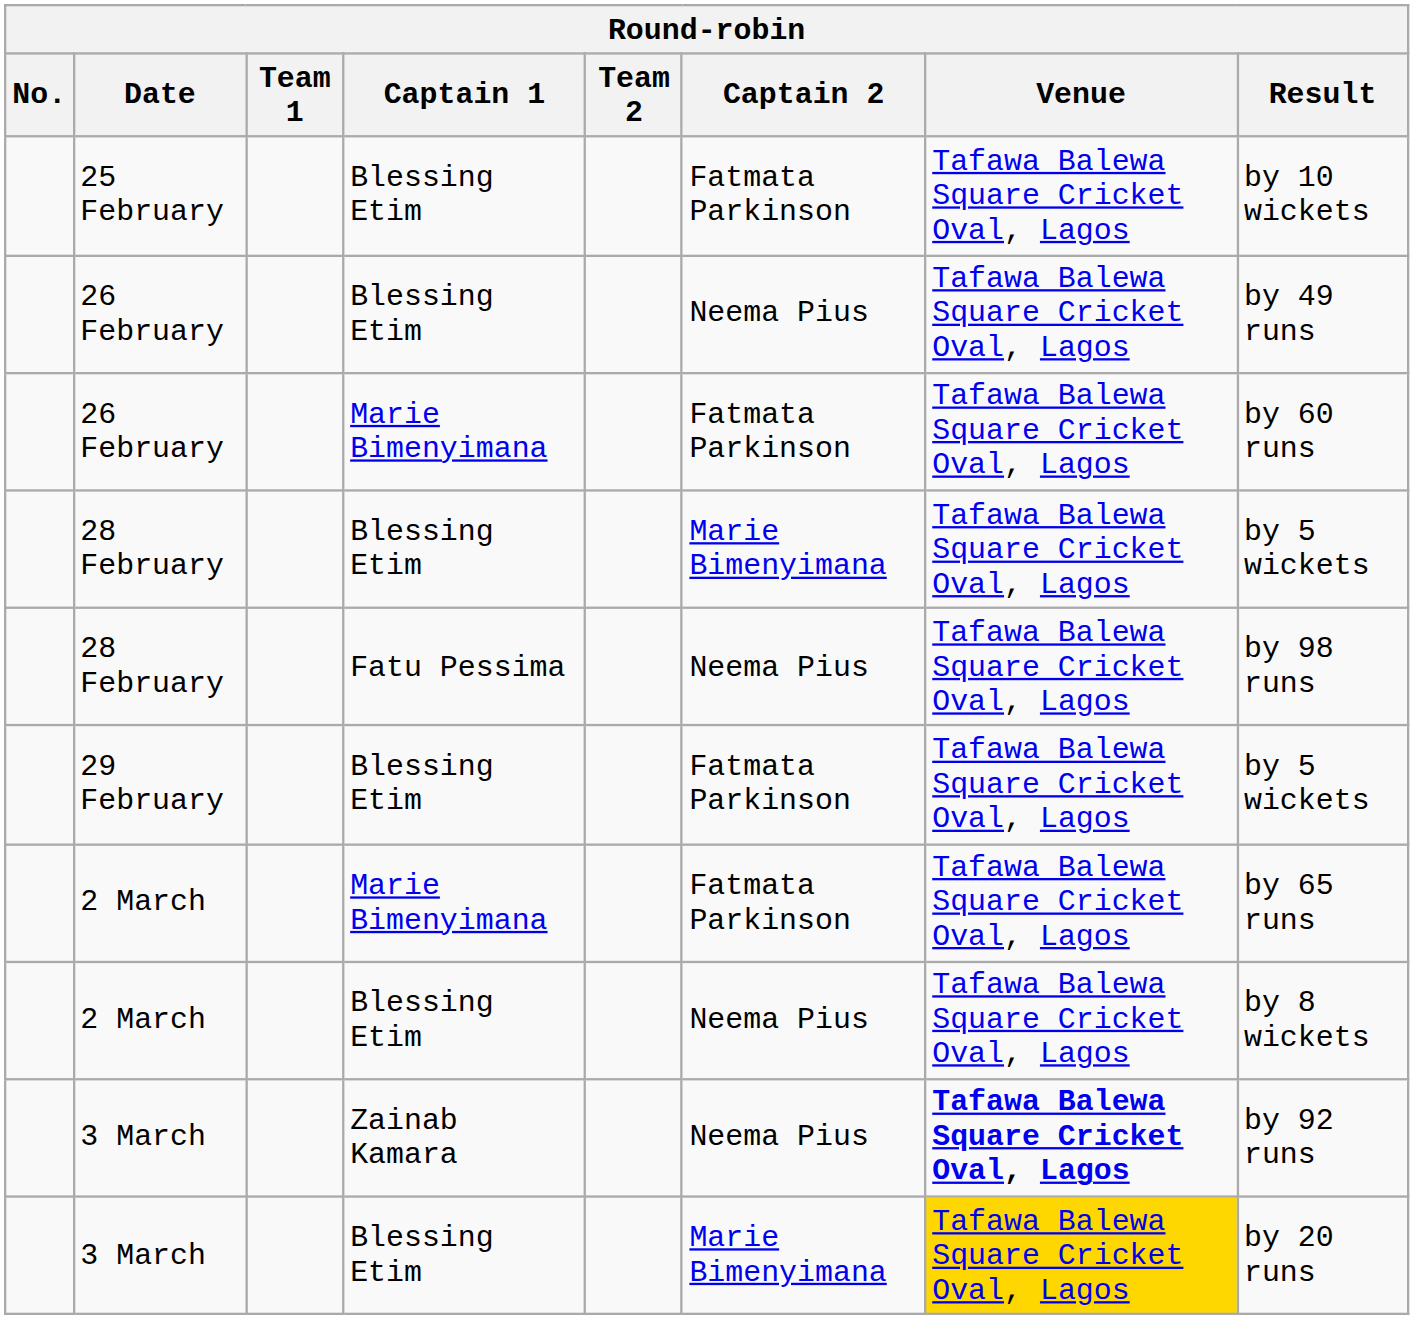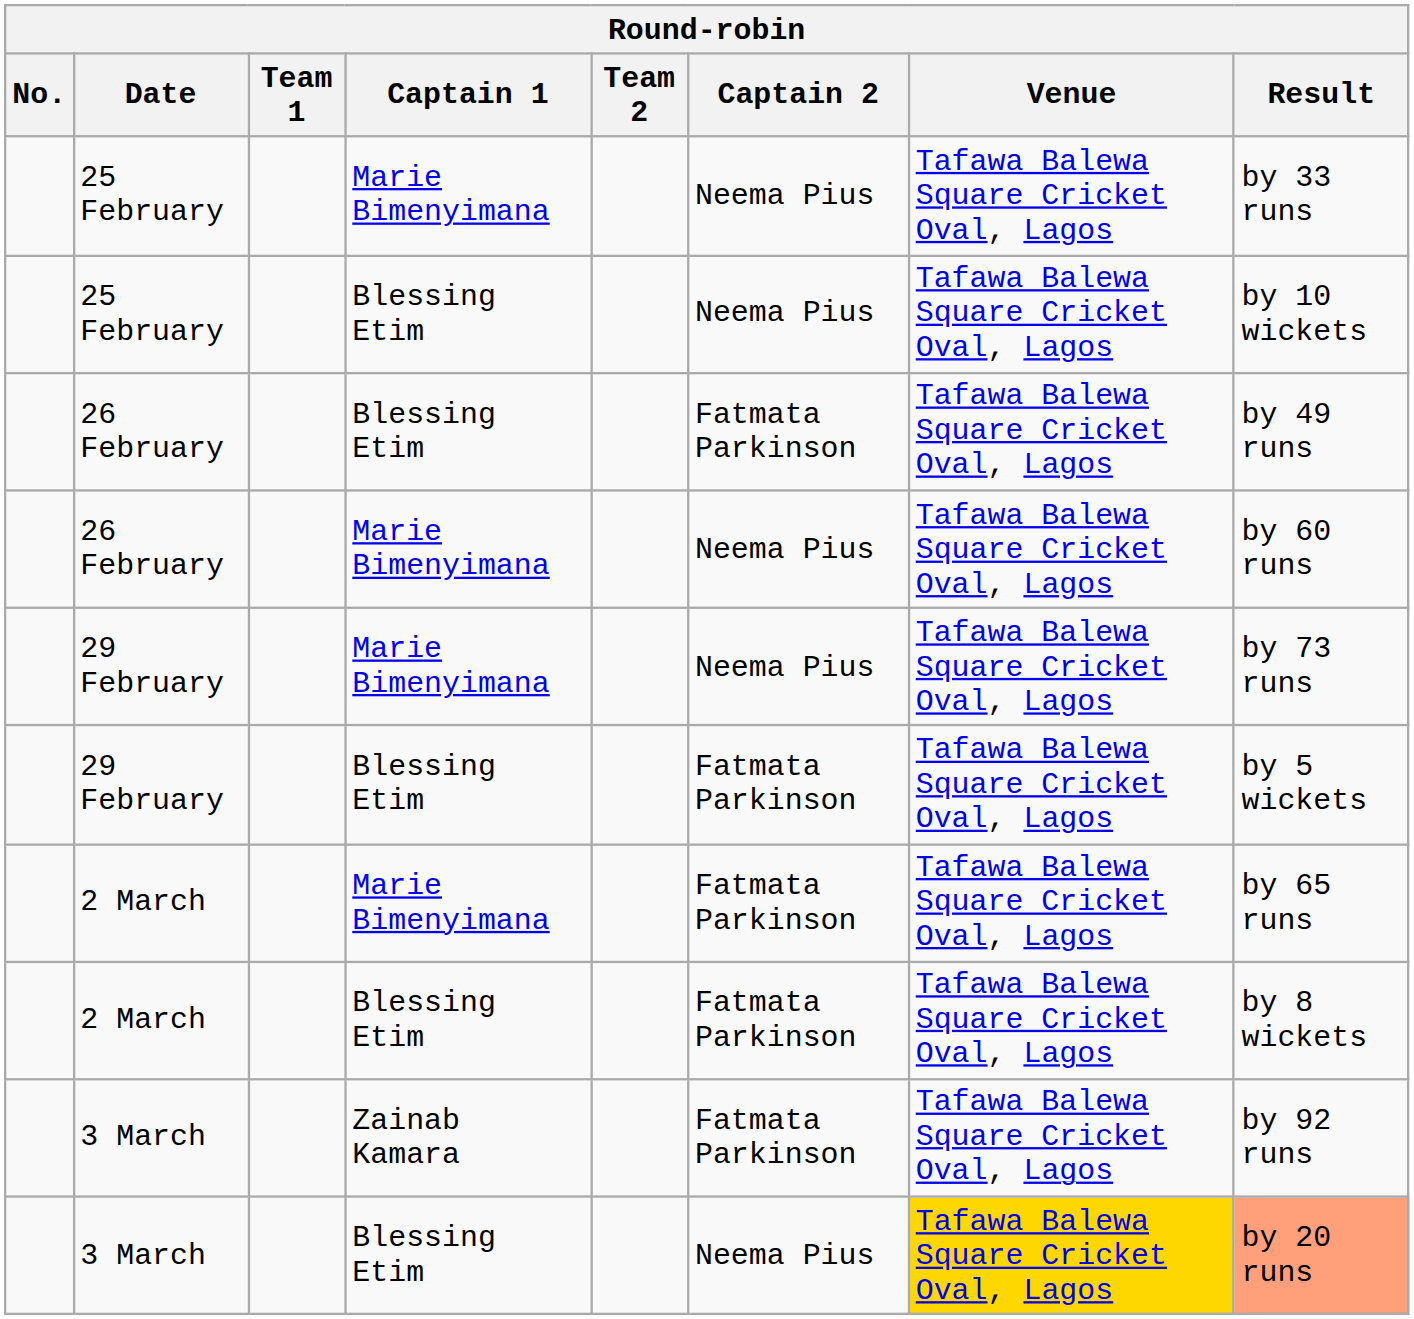+ row: (152, 196)
(770, 196) Fatmata Parkinson -> (785, 314) Neema Pius
(779, 314) Neema Pius -> (776, 431) Fatmata Parkinson
(770, 431) Fatmata Parkinson -> (785, 549) Neema Pius
- row: (152, 549)
- row: (152, 667)
+ row: (152, 667)
(779, 1020) Neema Pius -> (776, 1020) Fatmata Parkinson
(779, 1138) Neema Pius -> (776, 1138) Fatmata Parkinson
(1058, 1138) bold -> (1041, 1138) normal
(788, 1256) Marie Bimenyimana -> (785, 1256) Neema Pius
(1289, 1256) no background -> (1286, 1256) lightsalmon background
